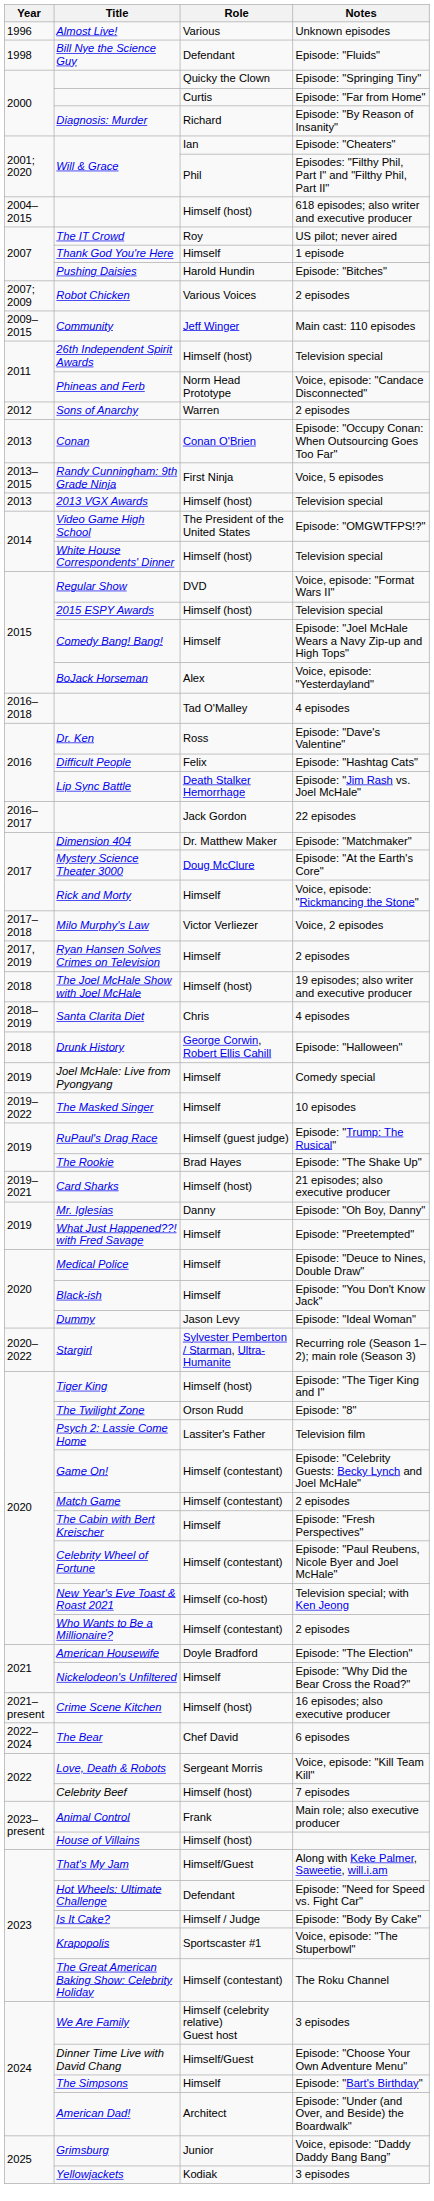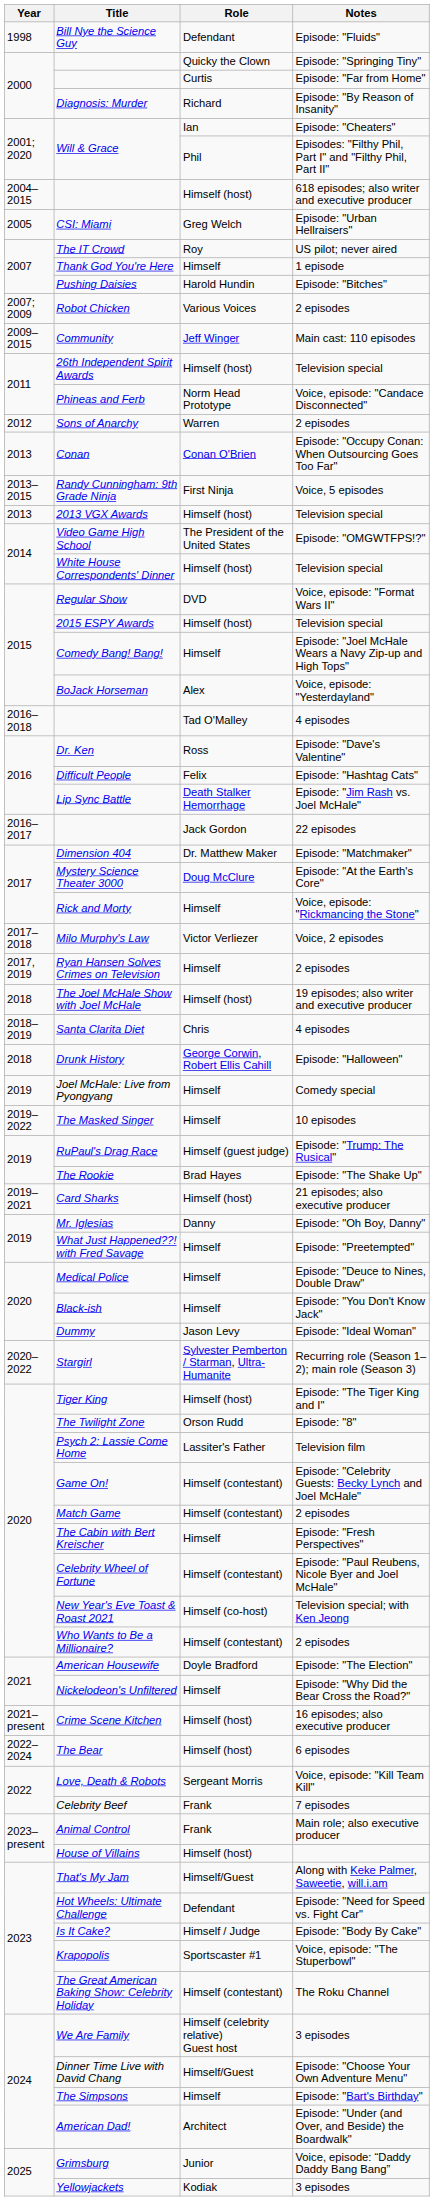- row: (87, 31)
+ row: (84, 224)
(211, 1738) Chef David -> (217, 1750) Himself (host)
(217, 1792) Himself (host) -> (197, 1805) Frank
